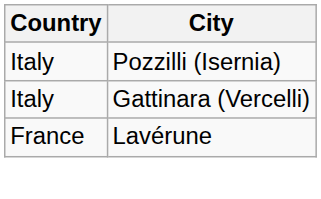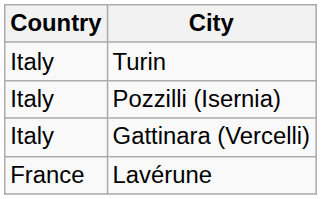+ row: (139, 61)
